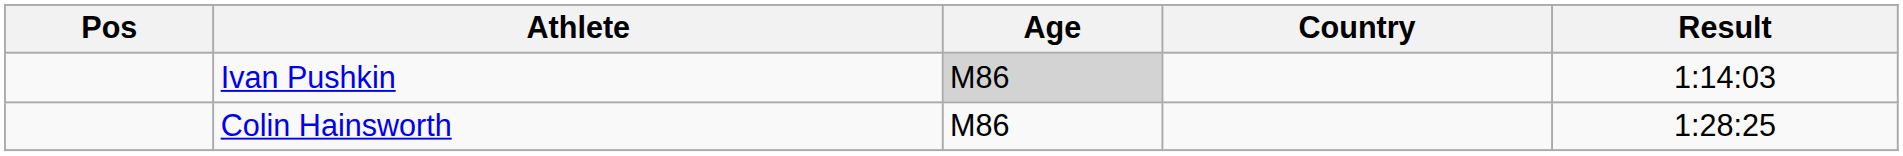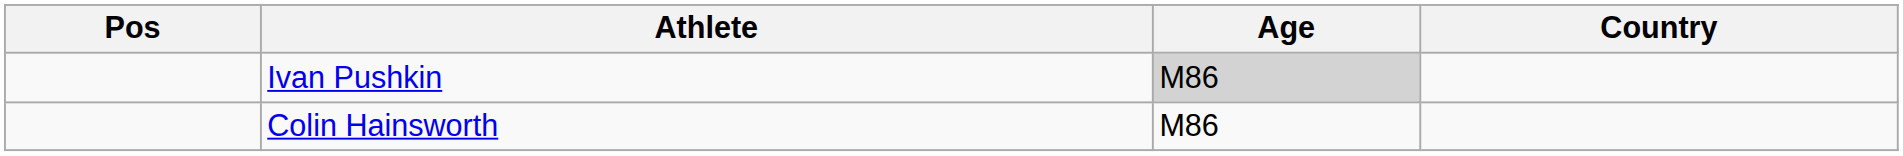- column: (1725, 28)
